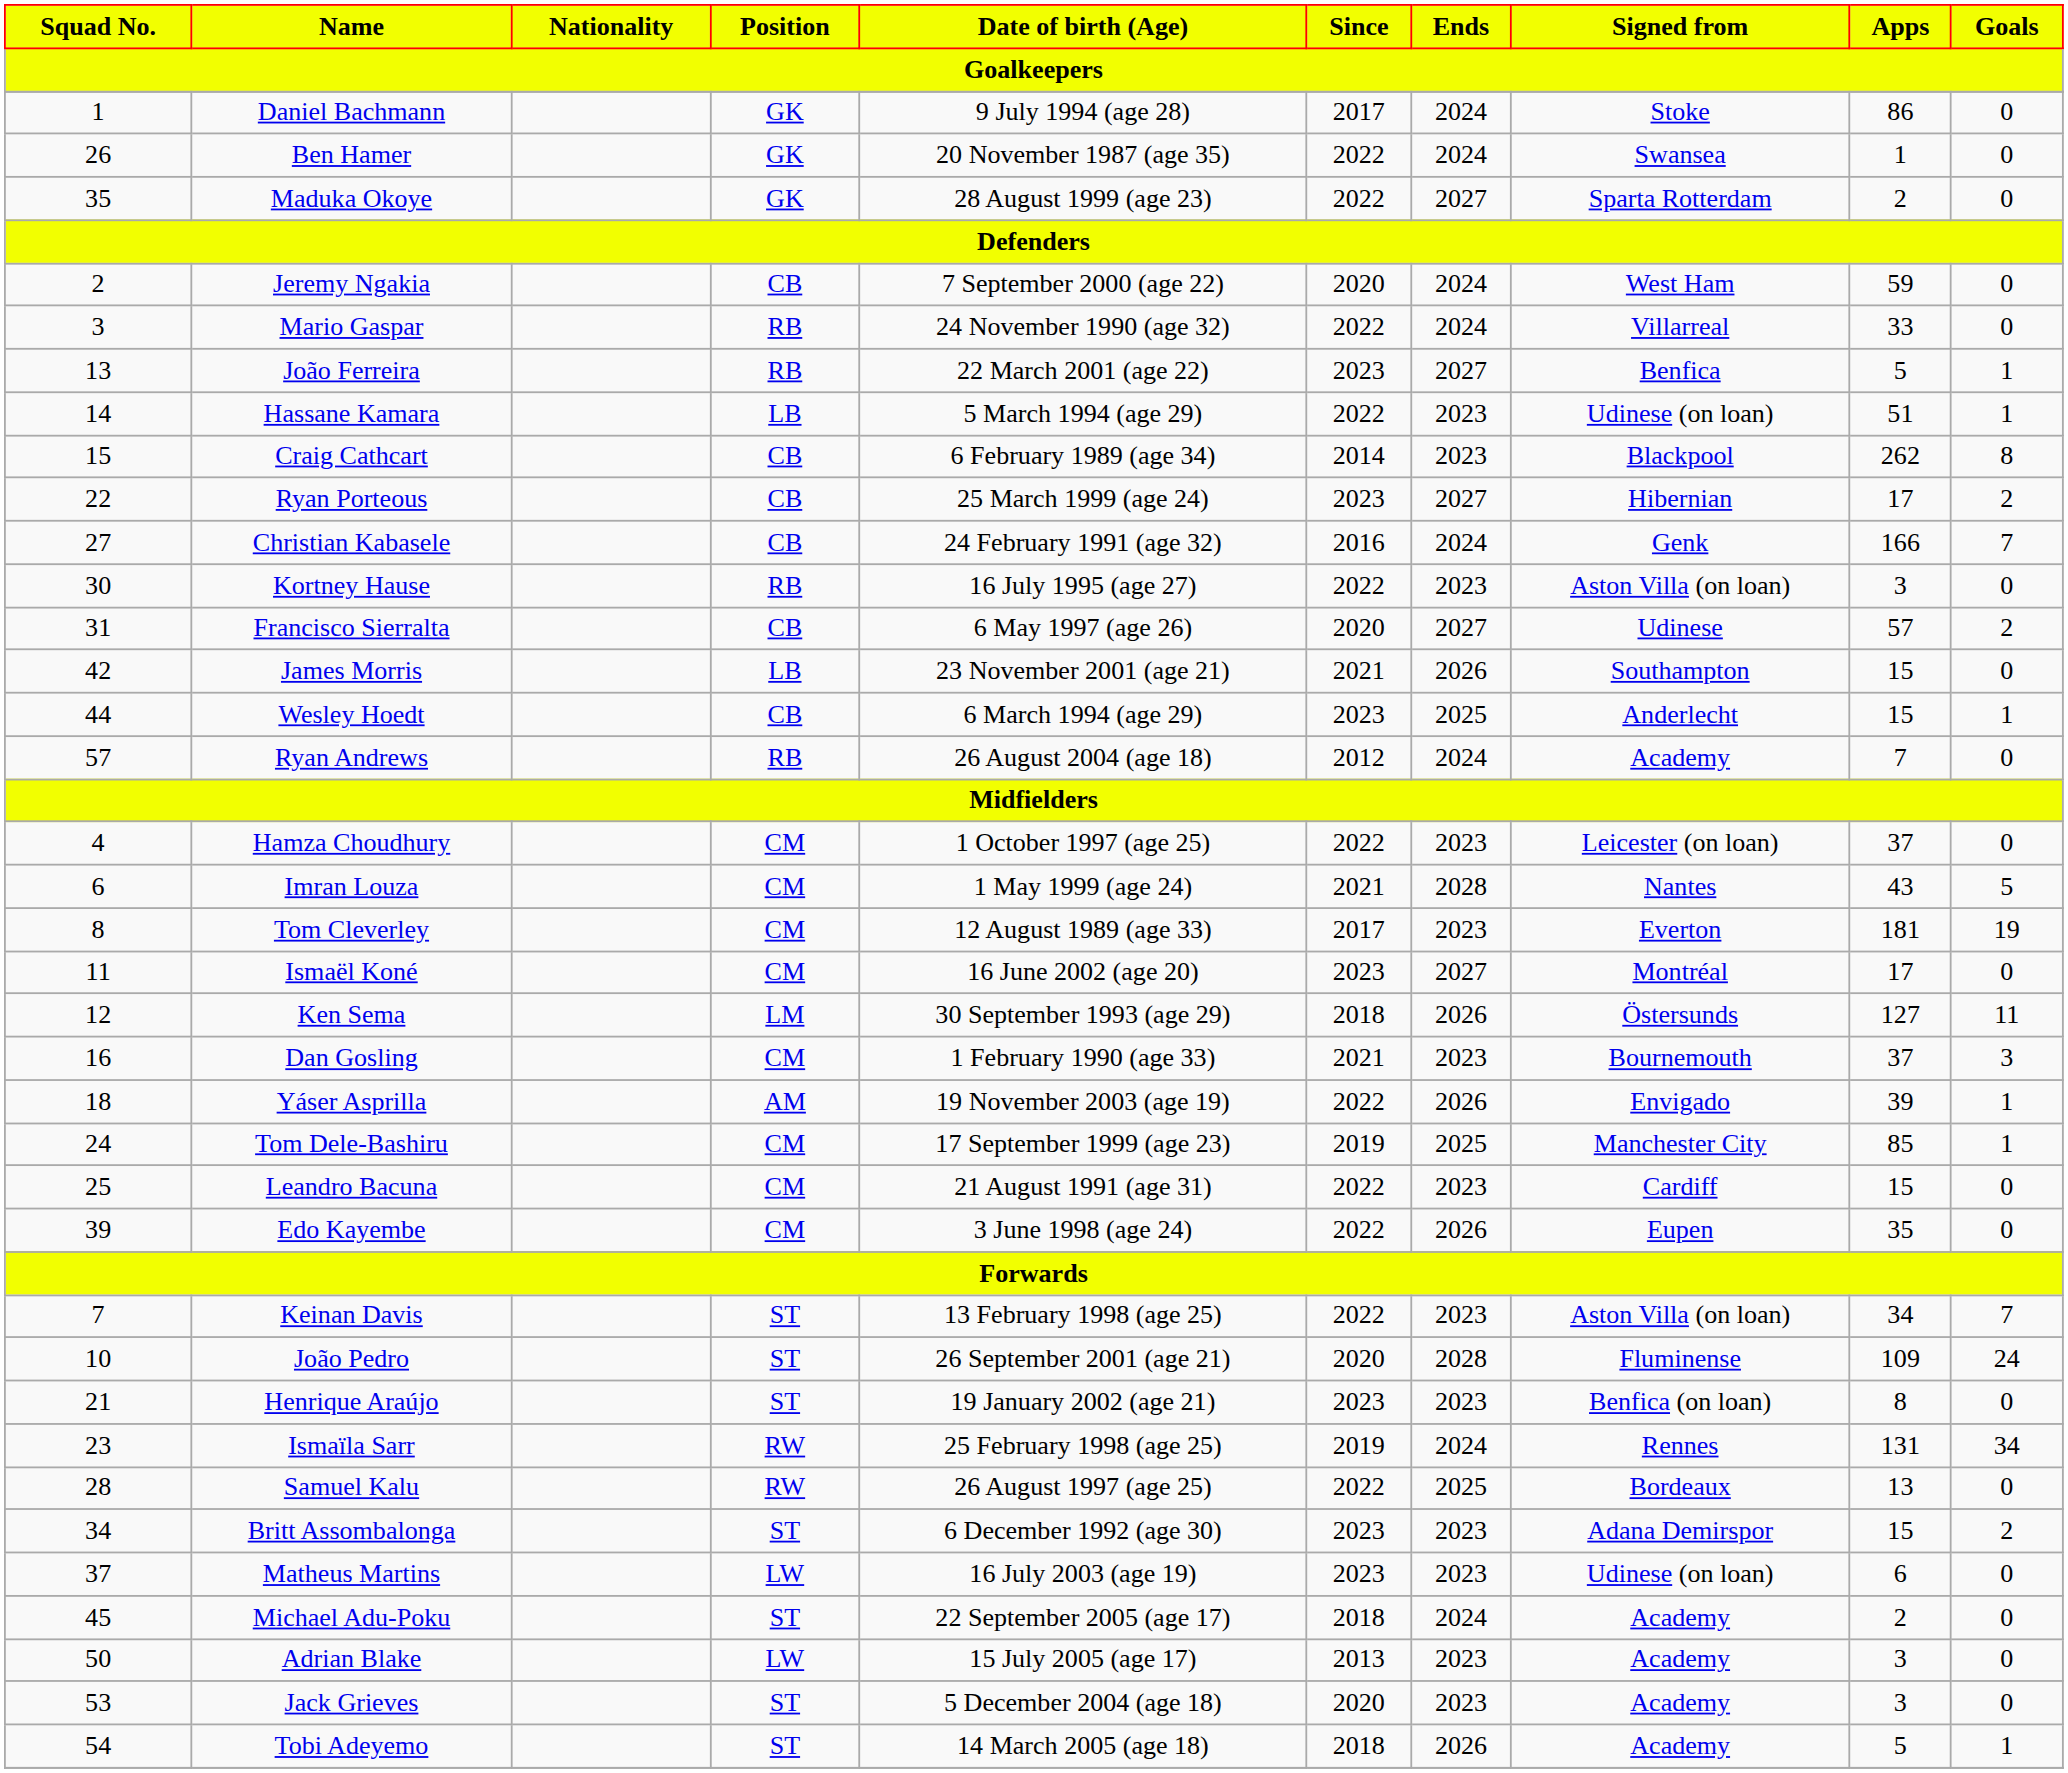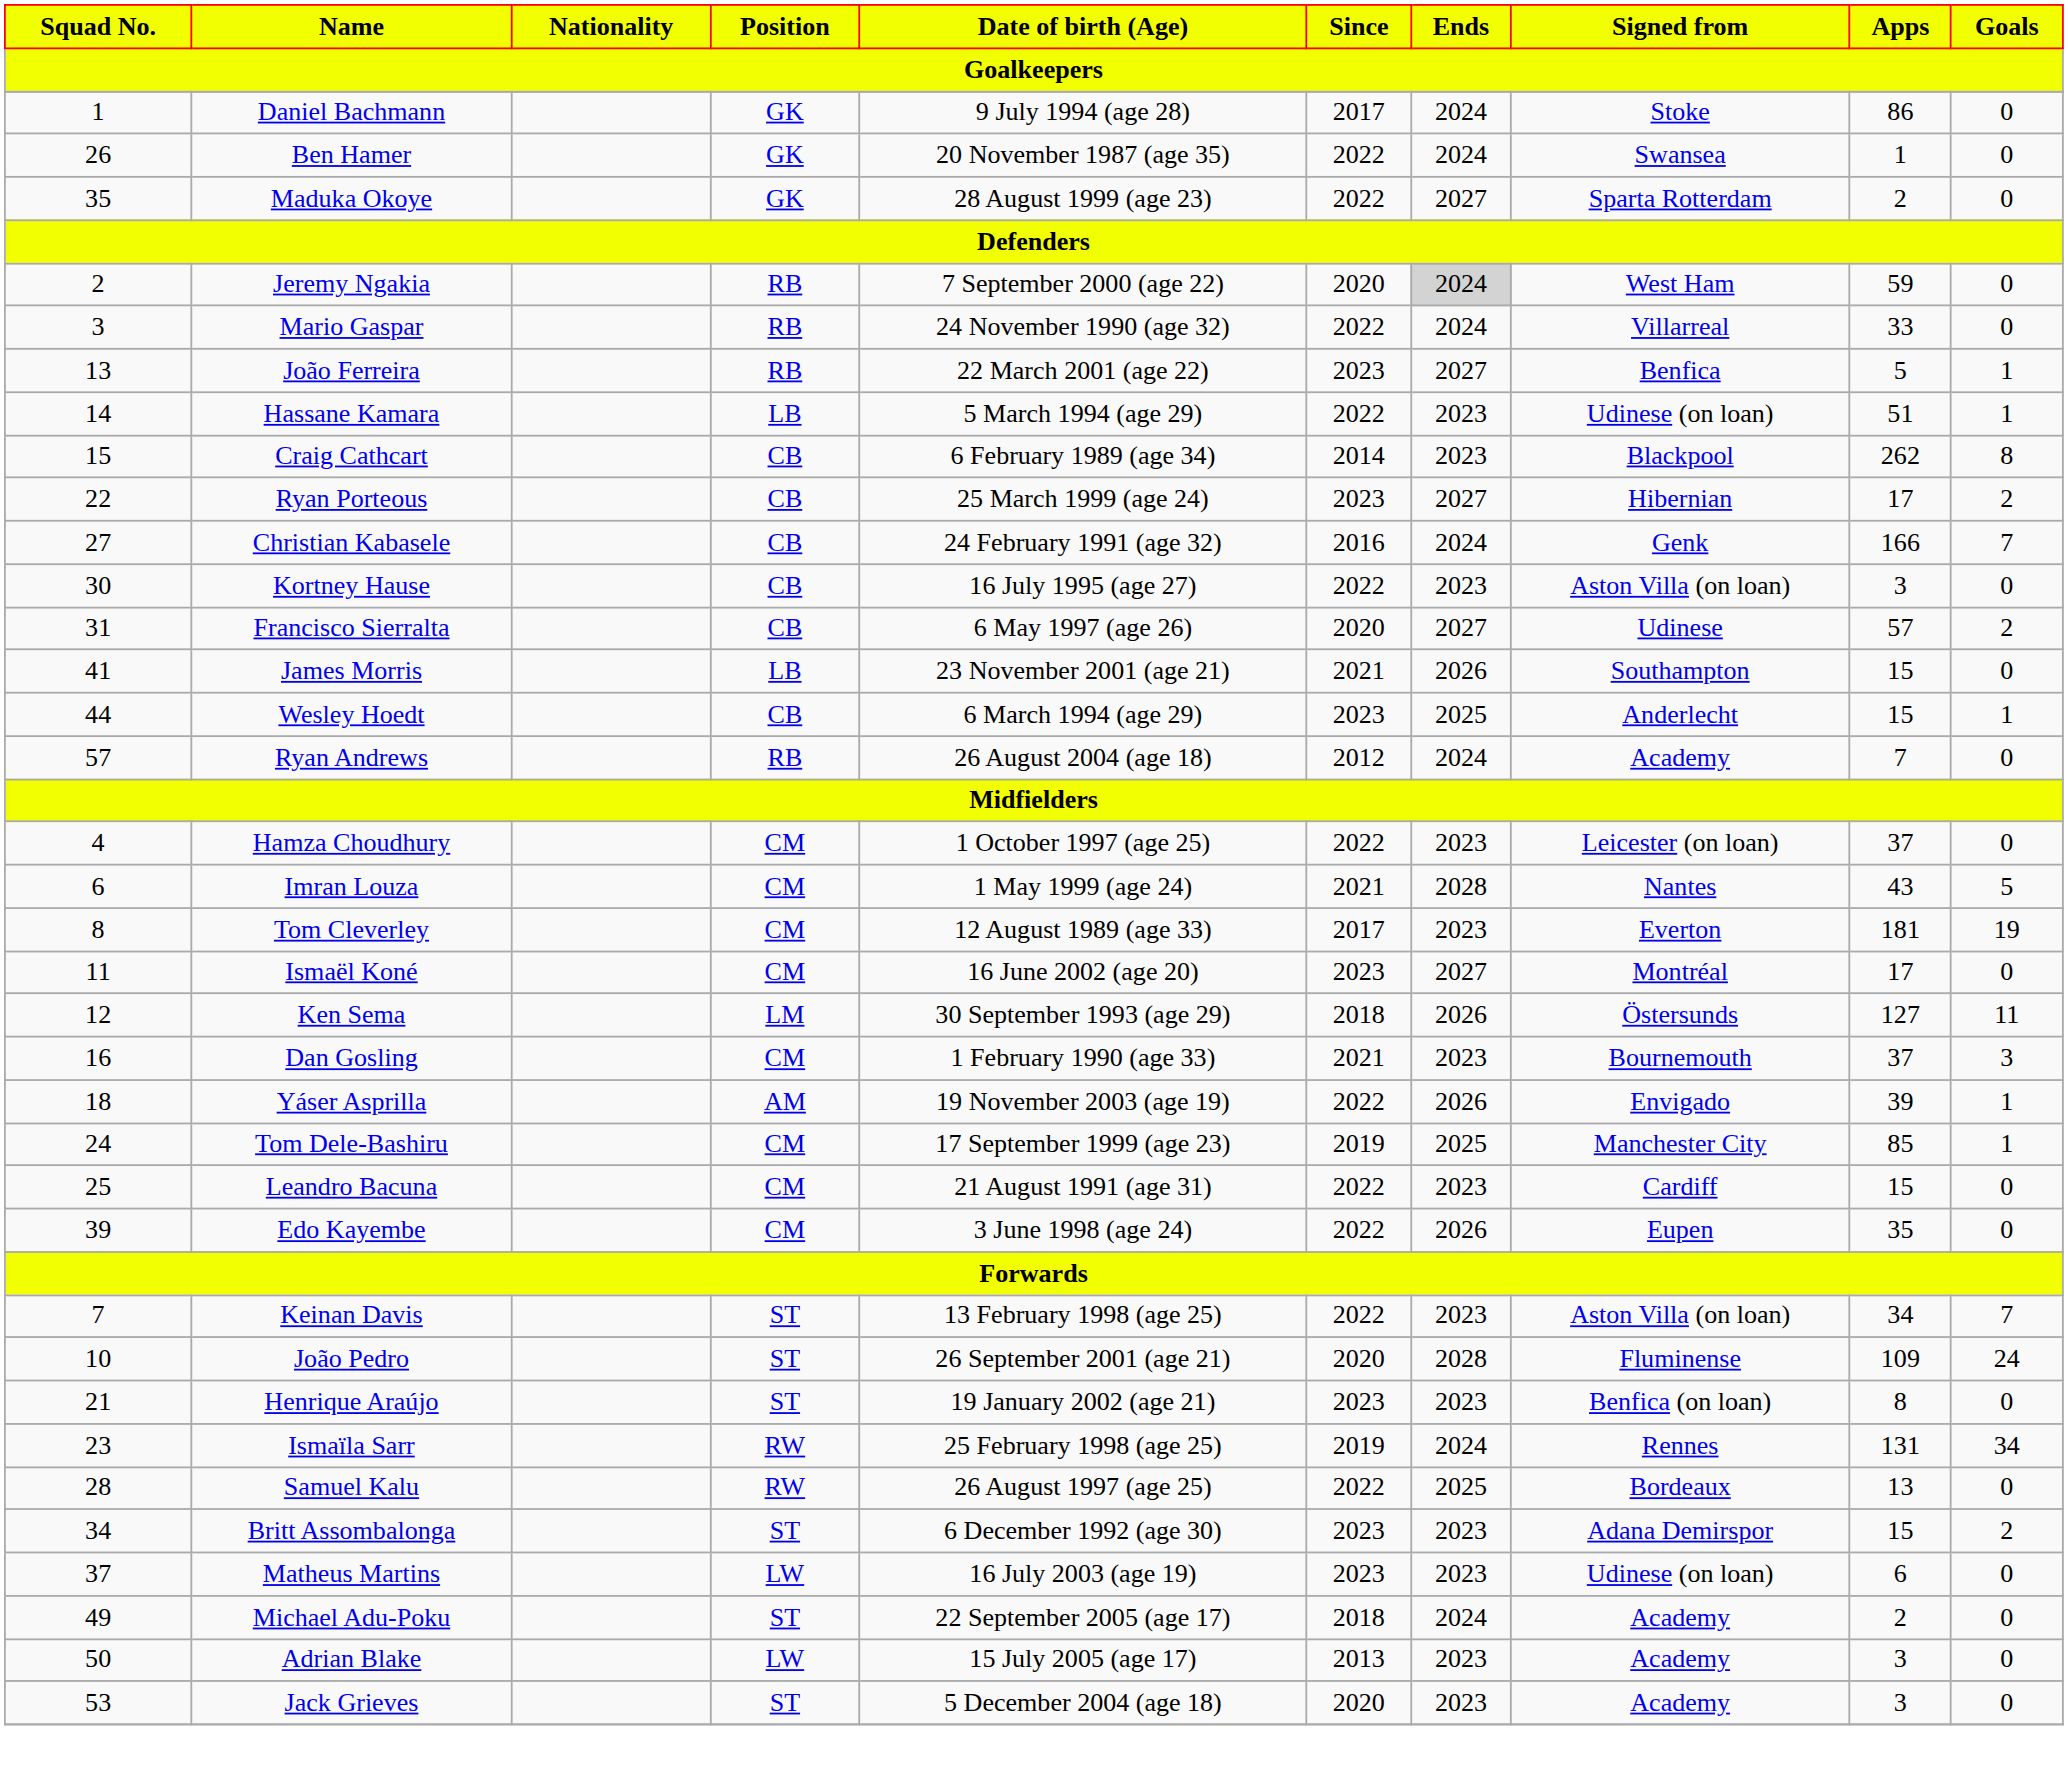(785, 284) CB -> (785, 284) RB
(1461, 284) no background -> (1461, 284) lightgrey background
(785, 585) RB -> (785, 585) CB
(98, 671) 42 -> (98, 671) 41
(98, 1616) 45 -> (98, 1616) 49
- row: (351, 1745)
